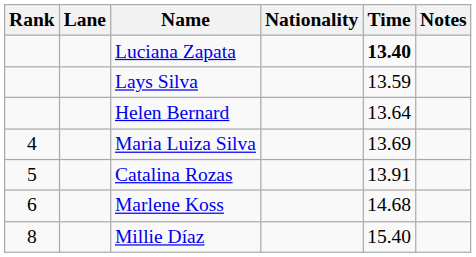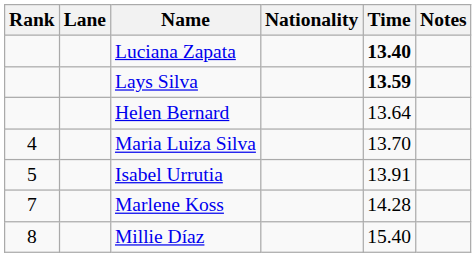(389, 81) normal -> (389, 81) bold
(389, 143) 13.69 -> (389, 143) 13.70
+ row: (169, 174)
- row: (174, 174)
(32, 205) 6 -> (32, 205) 7
(389, 205) 14.68 -> (389, 205) 14.28
